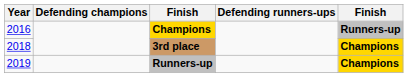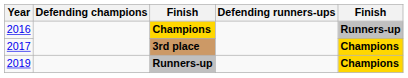(19, 47) 2018 -> (19, 47) 2017
